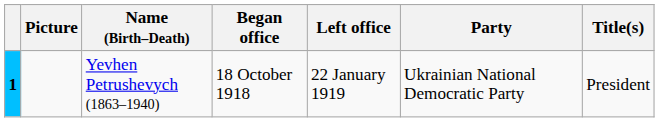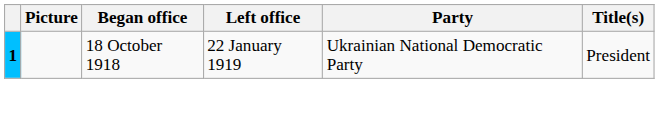- column: (147, 27)
